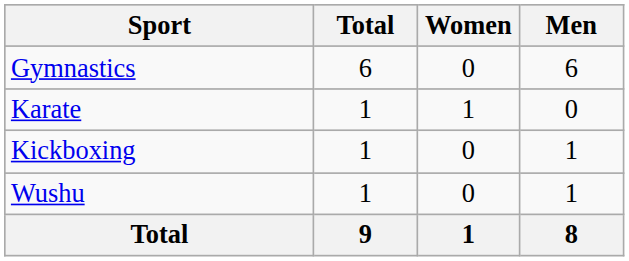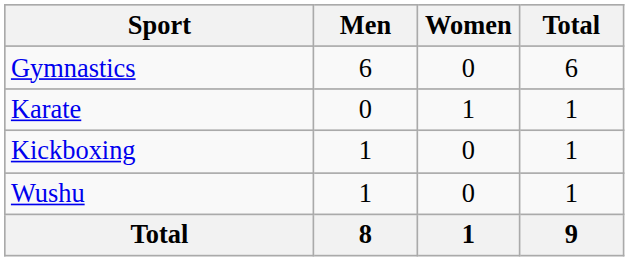columns swapped: (571, 25) <-> (365, 25)
